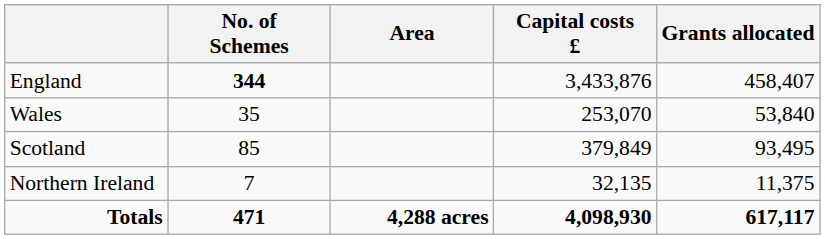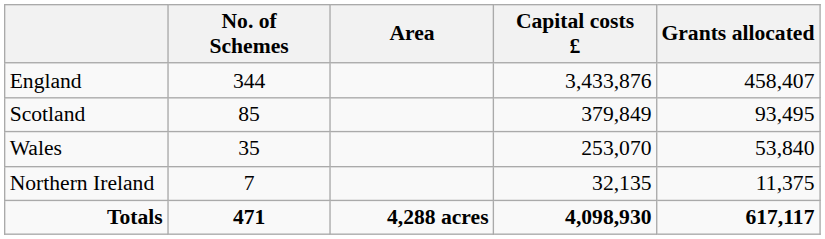(249, 80) bold -> (249, 80) normal
rows swapped: (47, 148) <-> (36, 114)
